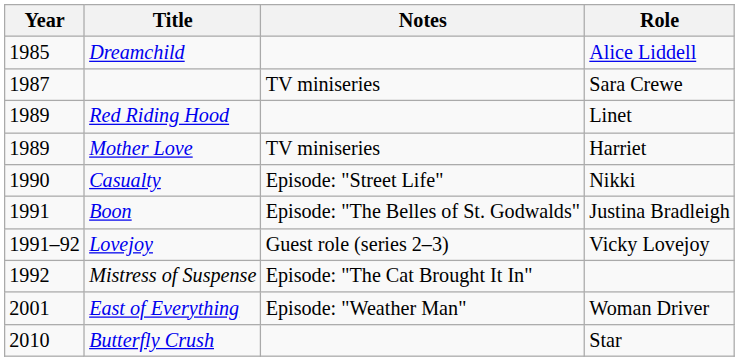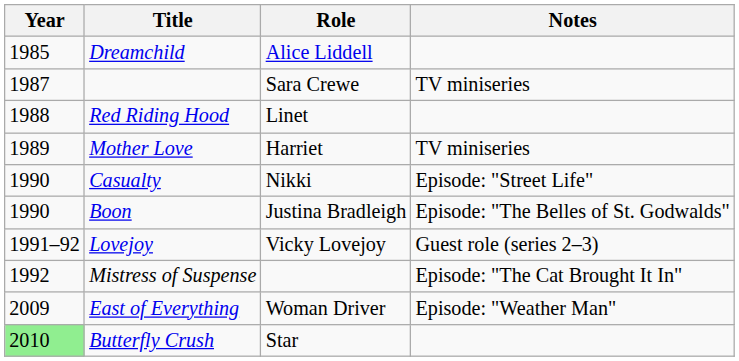columns swapped: (660, 20) <-> (423, 20)
(29, 116) 1989 -> (29, 116) 1988
(29, 212) 1991 -> (29, 212) 1990
(29, 308) 2001 -> (29, 308) 2009
(29, 340) no background -> (29, 340) lightgreen background
